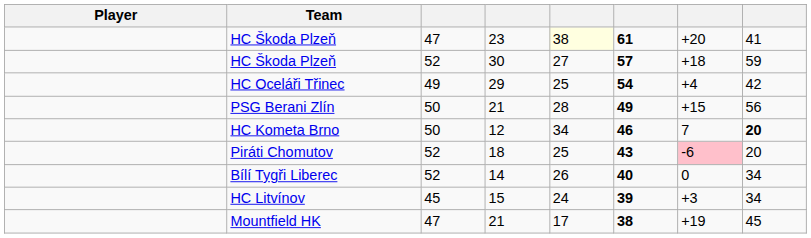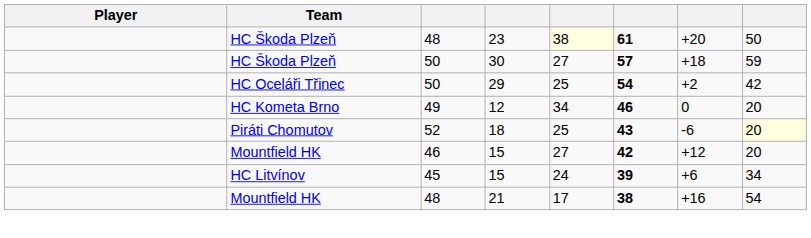(432, 38) 47 -> (432, 38) 48
(753, 38) 41 -> (753, 38) 50
(432, 61) 52 -> (432, 61) 50
(432, 84) 49 -> (432, 84) 50
(689, 84) +4 -> (689, 84) +2
- row: (282, 107)
(432, 130) 50 -> (432, 107) 49
(685, 130) 7 -> (685, 107) 0
(753, 130) bold -> (753, 107) normal
(688, 152) pink background -> (688, 130) no background
(753, 152) no background -> (753, 130) lightyellow background
+ row: (276, 152)
- row: (284, 175)
(689, 198) +3 -> (689, 175) +6
(432, 221) 47 -> (432, 198) 48
(693, 221) +19 -> (693, 198) +16
(753, 221) 45 -> (753, 198) 54
